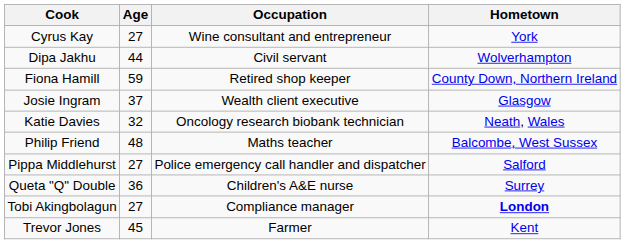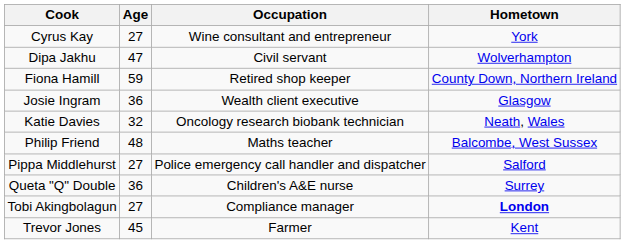(136, 57) 44 -> (136, 57) 47
(136, 100) 37 -> (136, 100) 36
